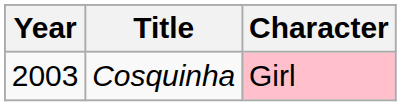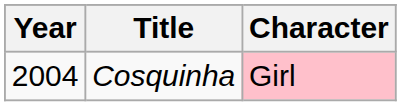(45, 75) 2003 -> (45, 75) 2004
